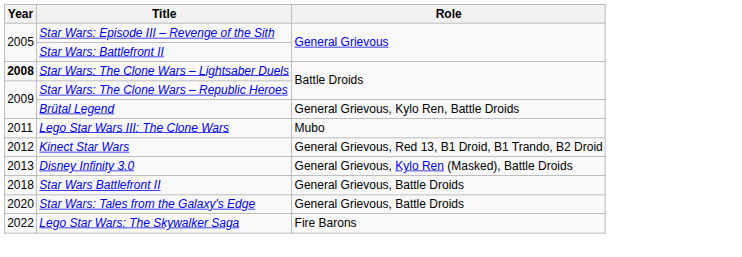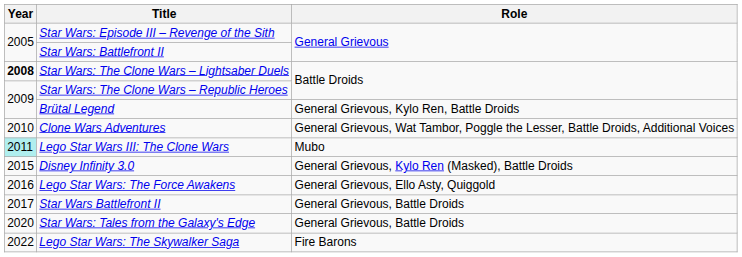+ row: (102, 128)
(20, 128) no background -> (20, 147) paleturquoise background
- row: (84, 147)
(20, 166) 2013 -> (20, 166) 2015
+ row: (137, 185)
(20, 185) 2018 -> (20, 204) 2017
